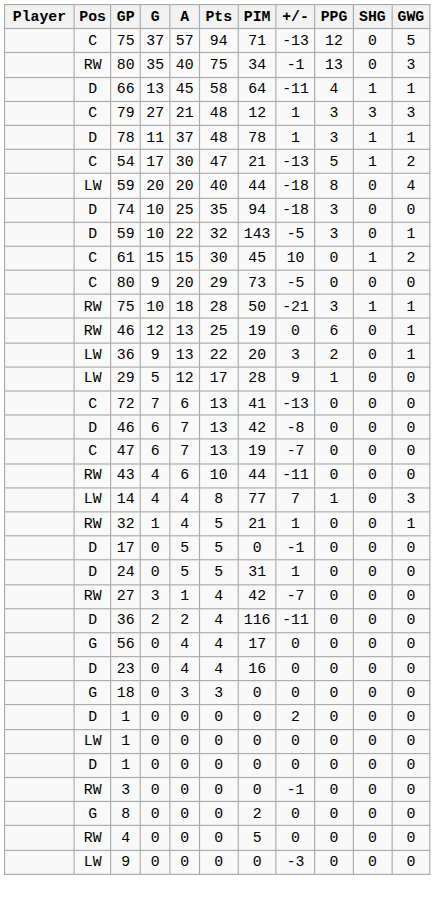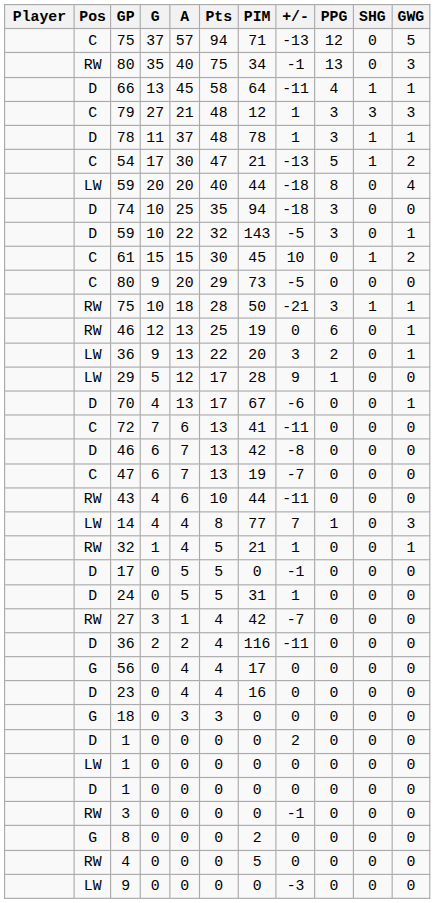+ row: (93, 403)
(296, 403) -13 -> (296, 427) -11
